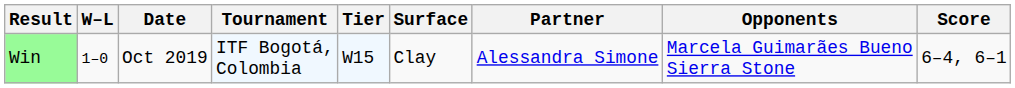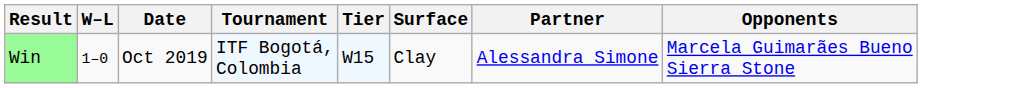- column: (964, 19)
